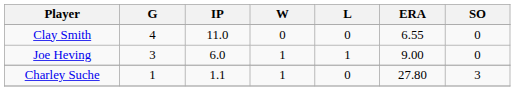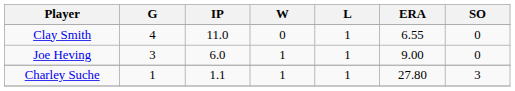(347, 34) 0 -> (347, 34) 1
(347, 75) 0 -> (347, 75) 1
